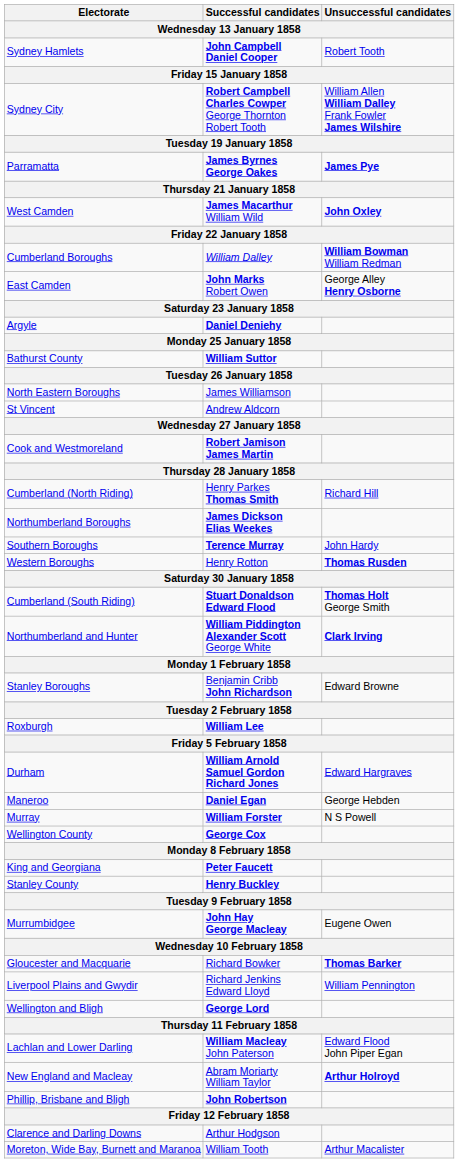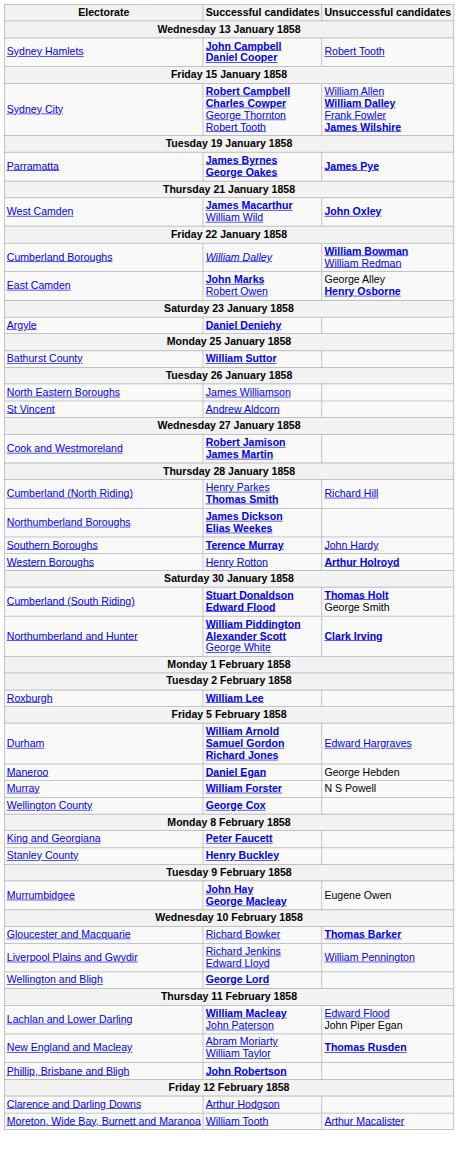(366, 562) Thomas Rusden -> (362, 562) Arthur Holroyd
- row: (48, 687)
(362, 1077) Arthur Holroyd -> (366, 1048) Thomas Rusden
